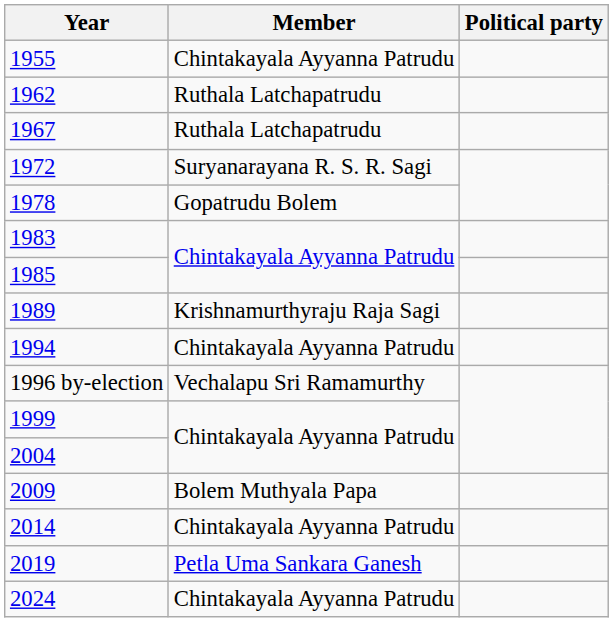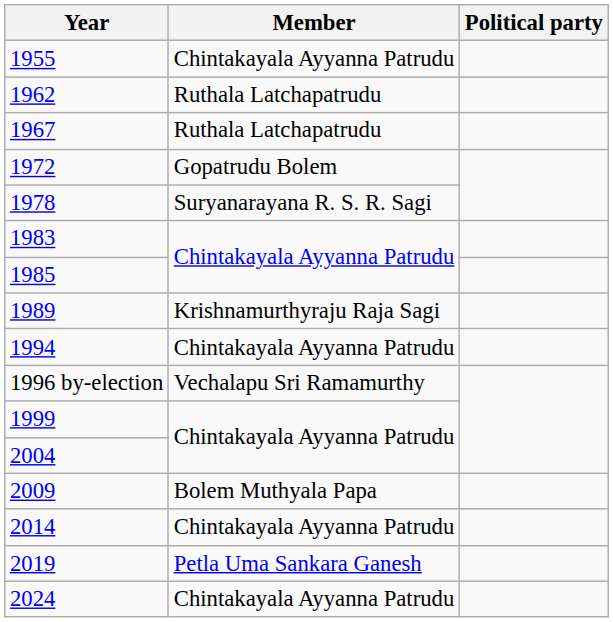(303, 166) Suryanarayana R. S. R. Sagi -> (255, 166) Gopatrudu Bolem
(255, 202) Gopatrudu Bolem -> (303, 202) Suryanarayana R. S. R. Sagi
